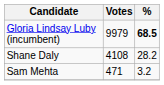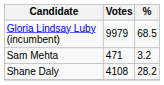(147, 34) bold -> (147, 34) normal
rows swapped: (33, 55) <-> (32, 71)
